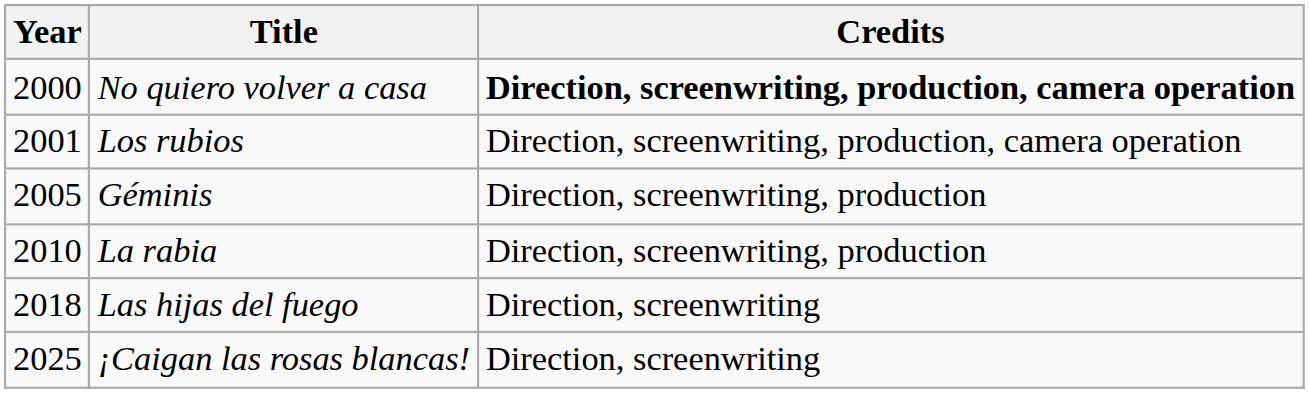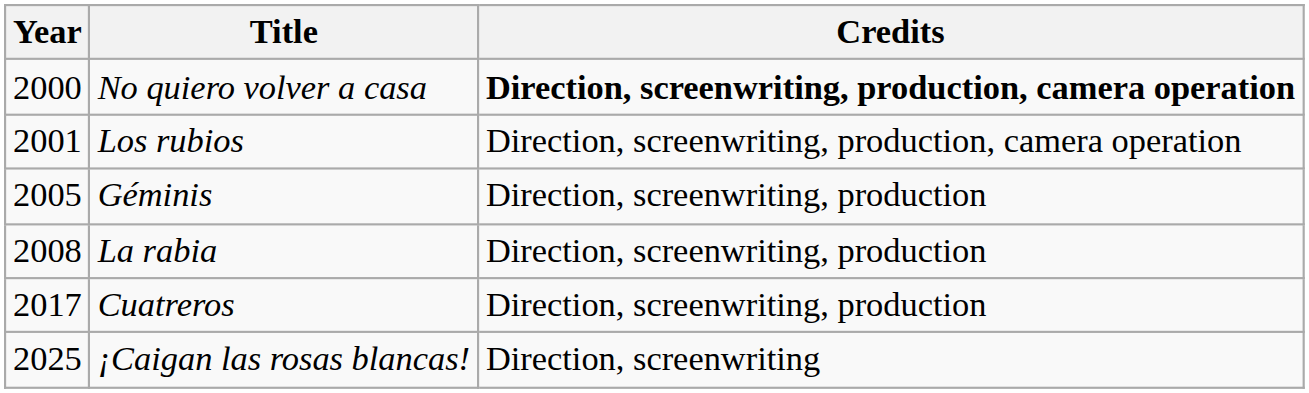(47, 250) 2010 -> (47, 250) 2008
+ row: (166, 304)
- row: (228, 304)
